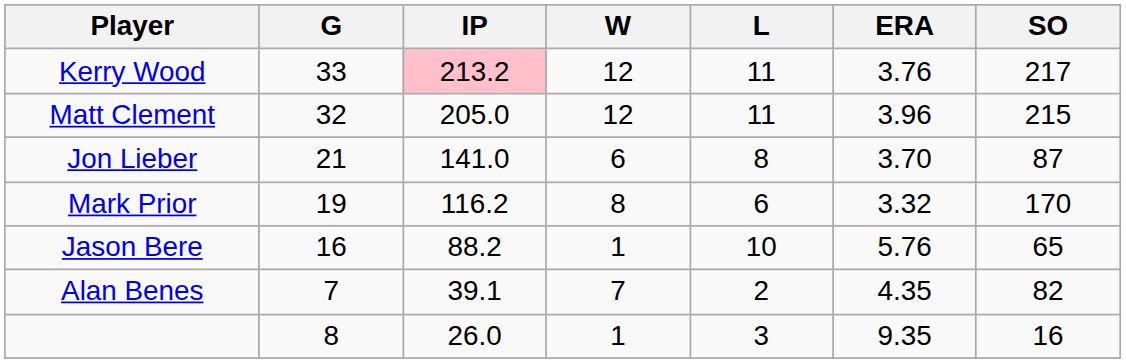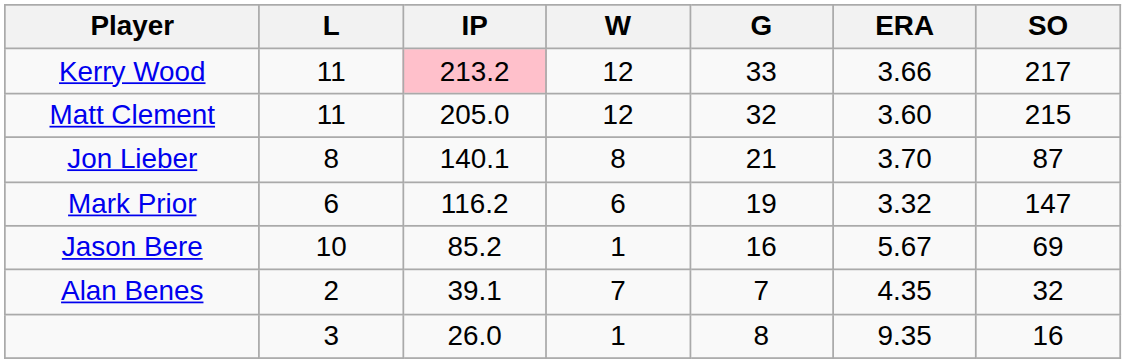columns swapped: (331, 26) <-> (761, 26)
(905, 70) 3.76 -> (905, 70) 3.66
(905, 114) 3.96 -> (905, 114) 3.60
(475, 159) 141.0 -> (475, 159) 140.1
(618, 159) 6 -> (618, 159) 8
(618, 203) 8 -> (618, 203) 6
(1048, 203) 170 -> (1048, 203) 147
(475, 247) 88.2 -> (475, 247) 85.2
(905, 247) 5.76 -> (905, 247) 5.67
(1048, 247) 65 -> (1048, 247) 69
(1048, 291) 82 -> (1048, 291) 32
